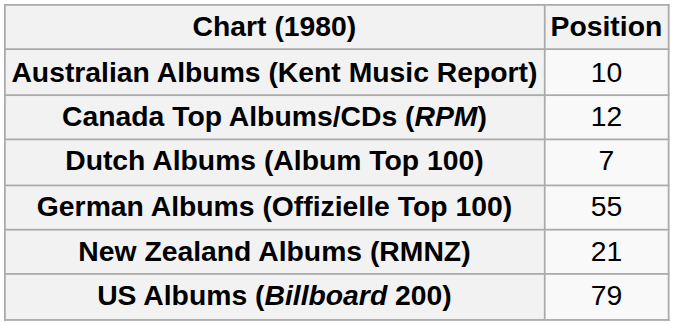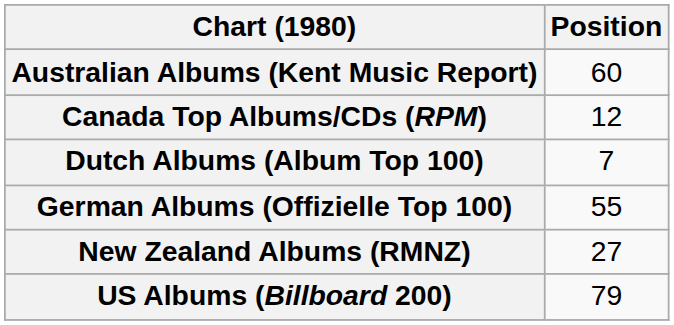(606, 71) 10 -> (606, 71) 60
(606, 251) 21 -> (606, 251) 27
